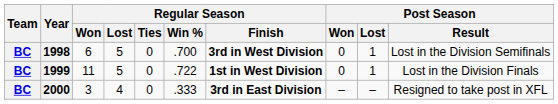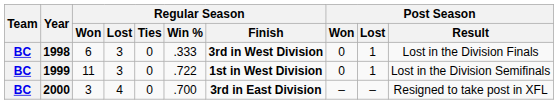(120, 52) 5 -> (120, 52) 3
(185, 52) .700 -> (185, 52) .333
(471, 52) Lost in the Division Semifinals -> (471, 52) Lost in the Division Finals
(120, 71) 5 -> (120, 71) 3
(471, 71) Lost in the Division Finals -> (471, 71) Lost in the Division Semifinals
(185, 90) .333 -> (185, 90) .700
